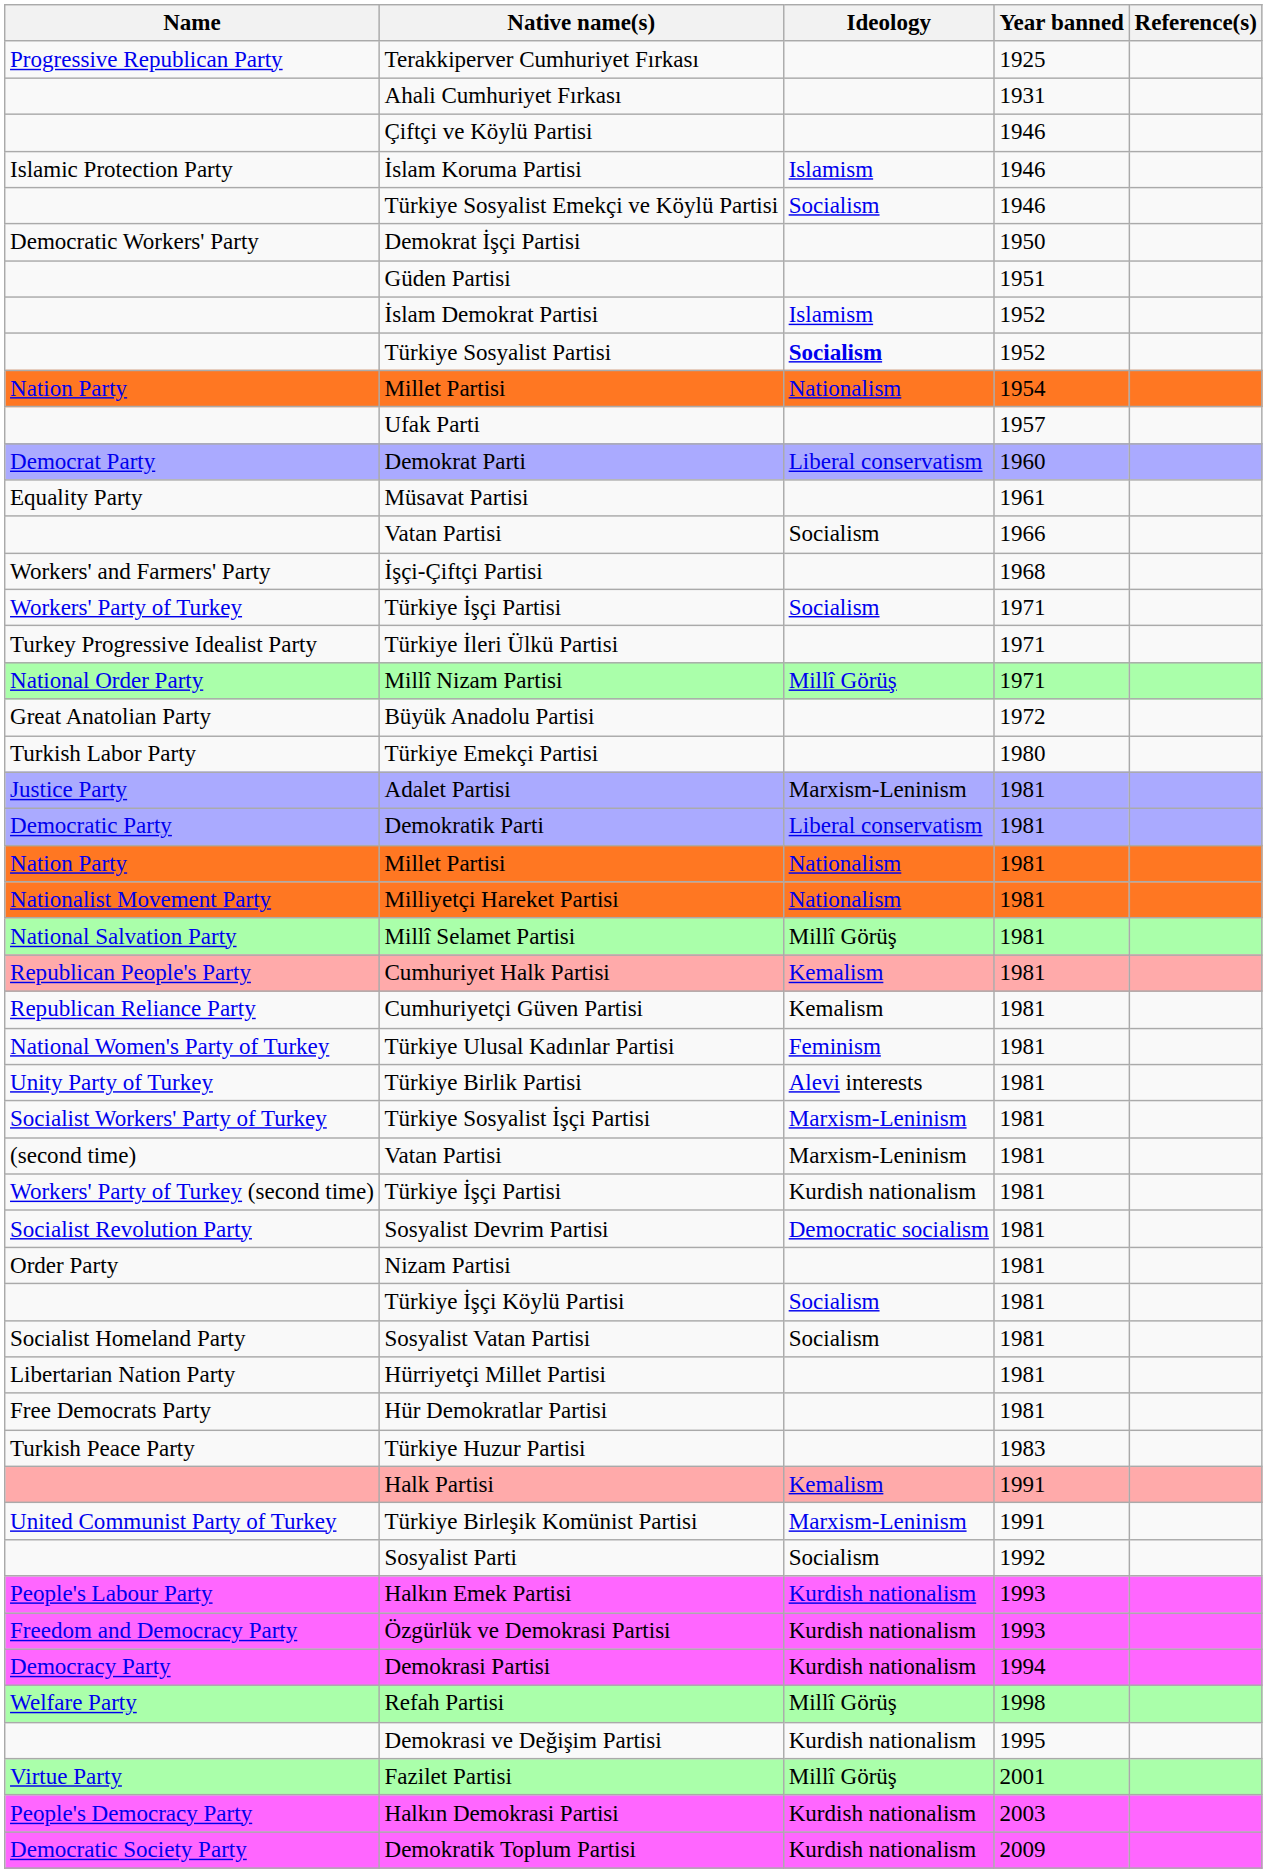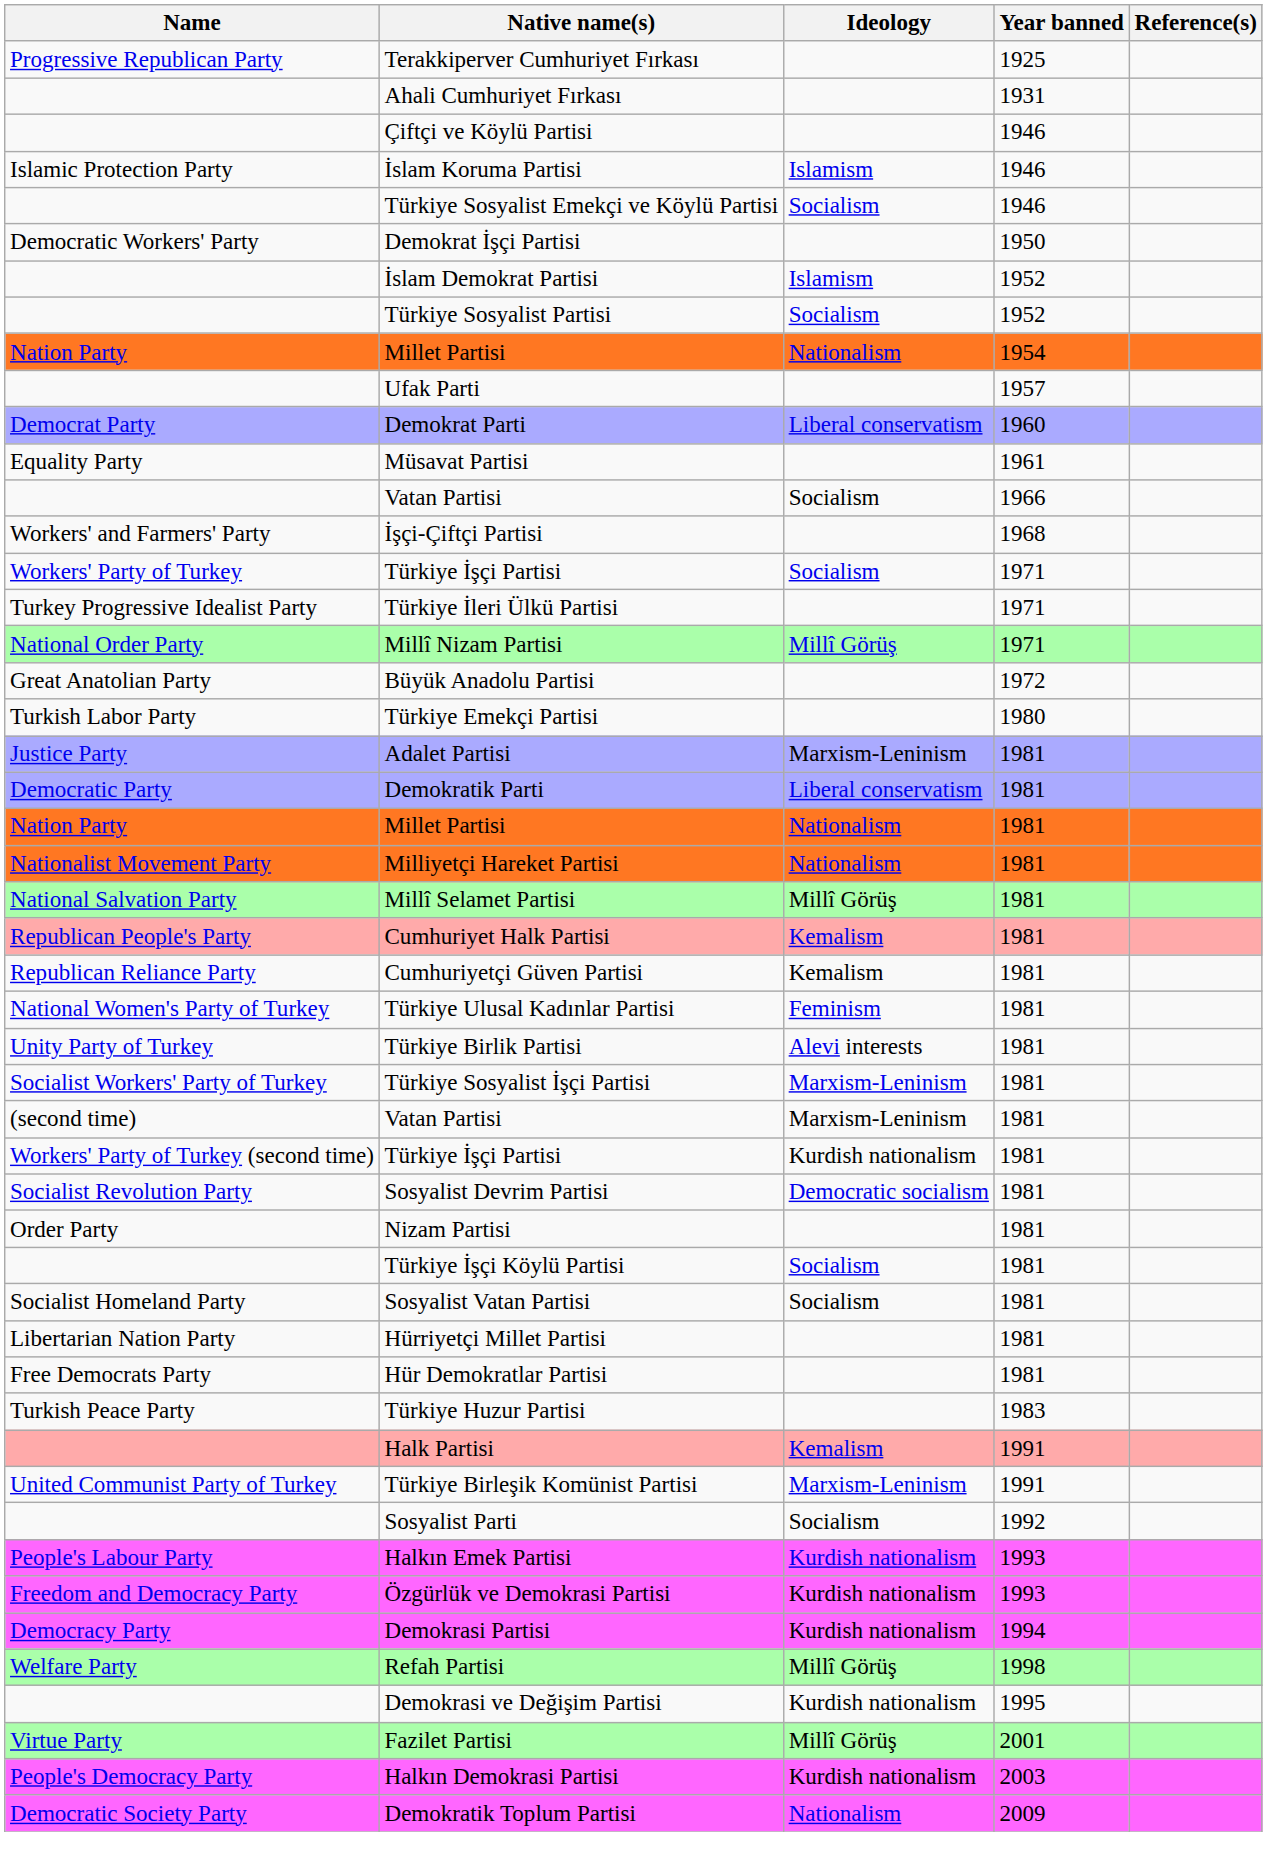- row: (448, 278)
(835, 351) bold -> (834, 315) normal
(882, 1849) Kurdish nationalism -> (845, 1813) Nationalism
